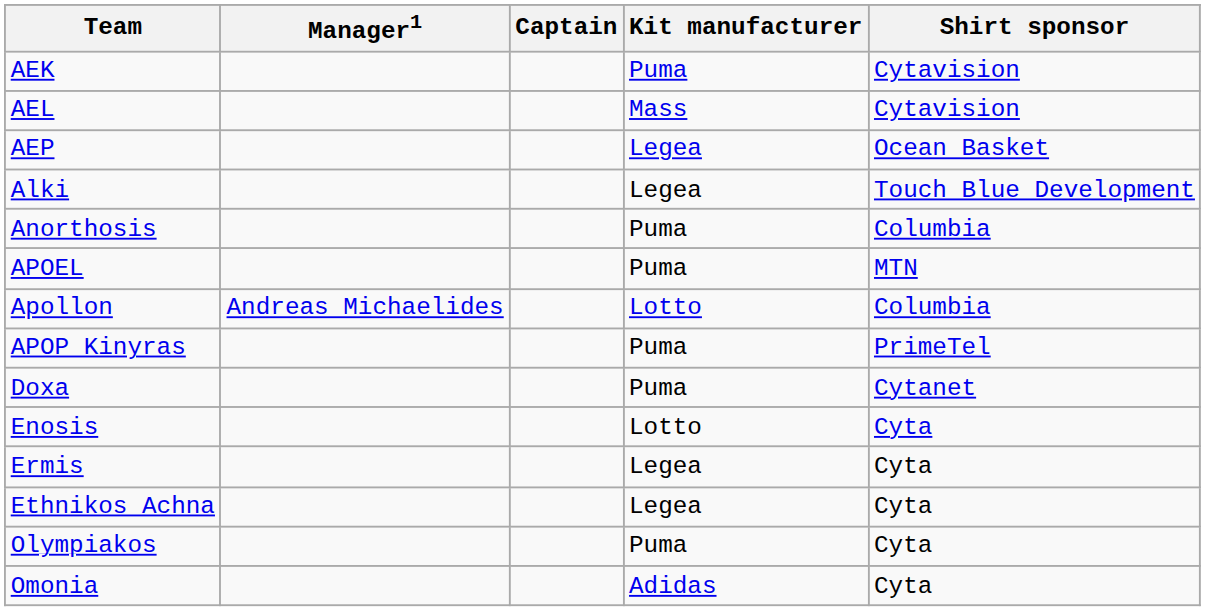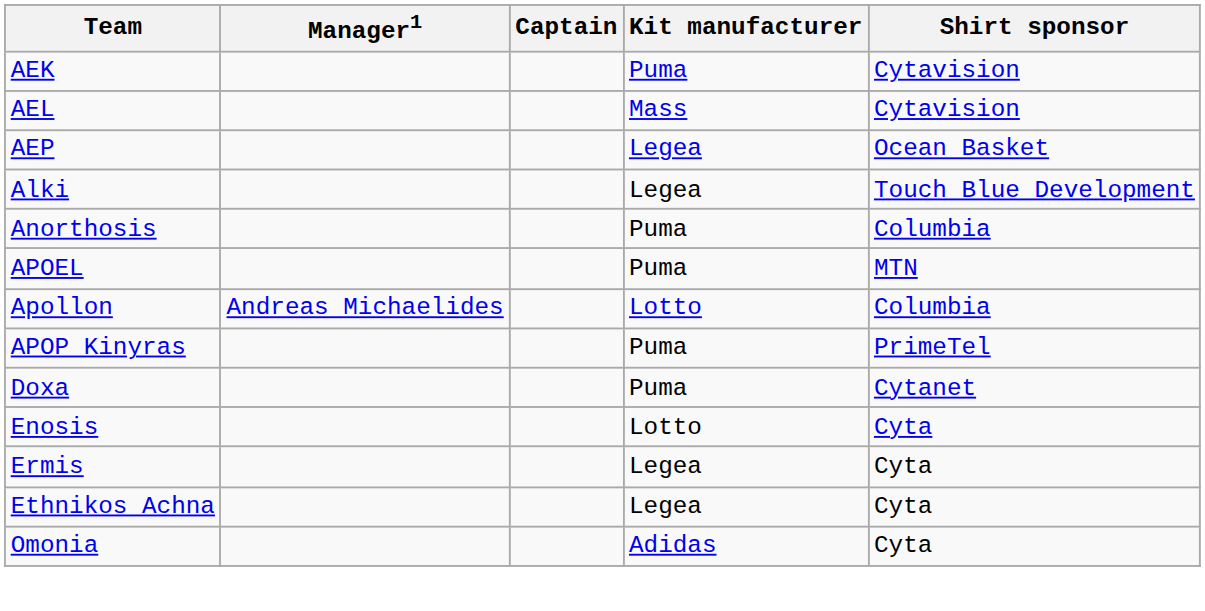- row: (84, 546)
